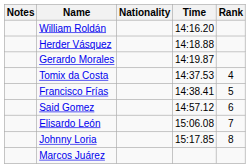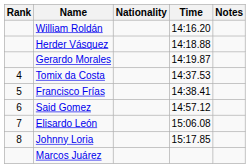columns swapped: (231, 12) <-> (21, 12)
